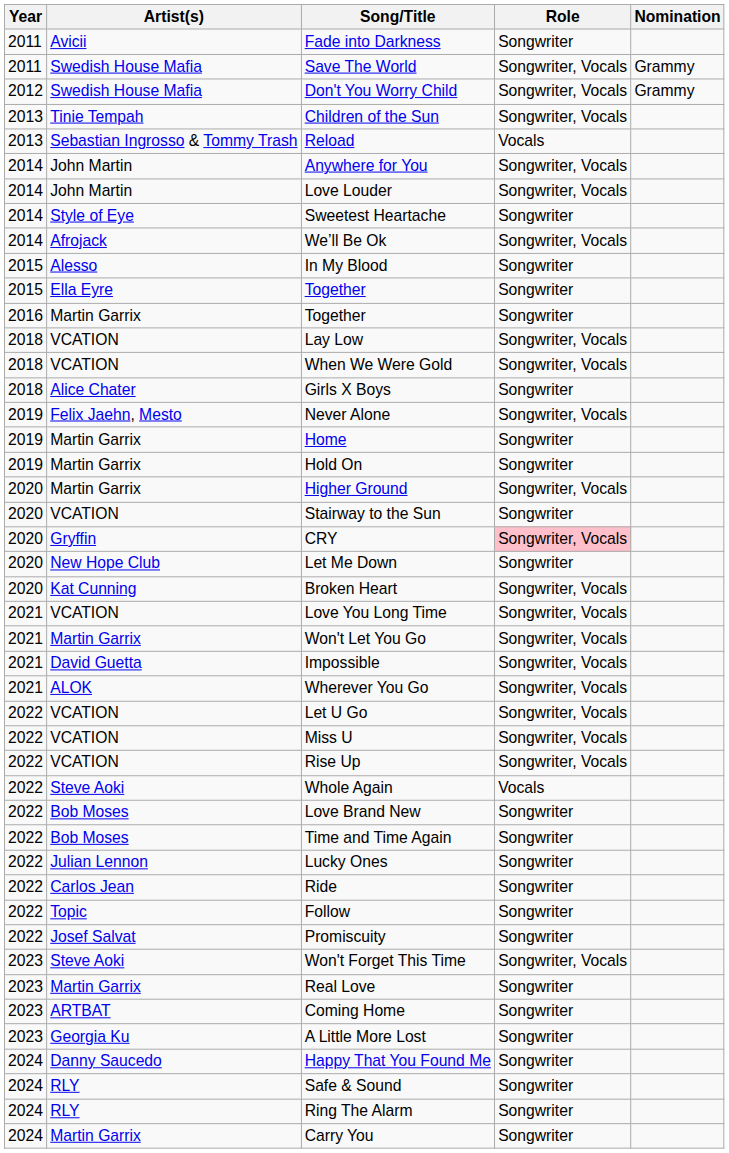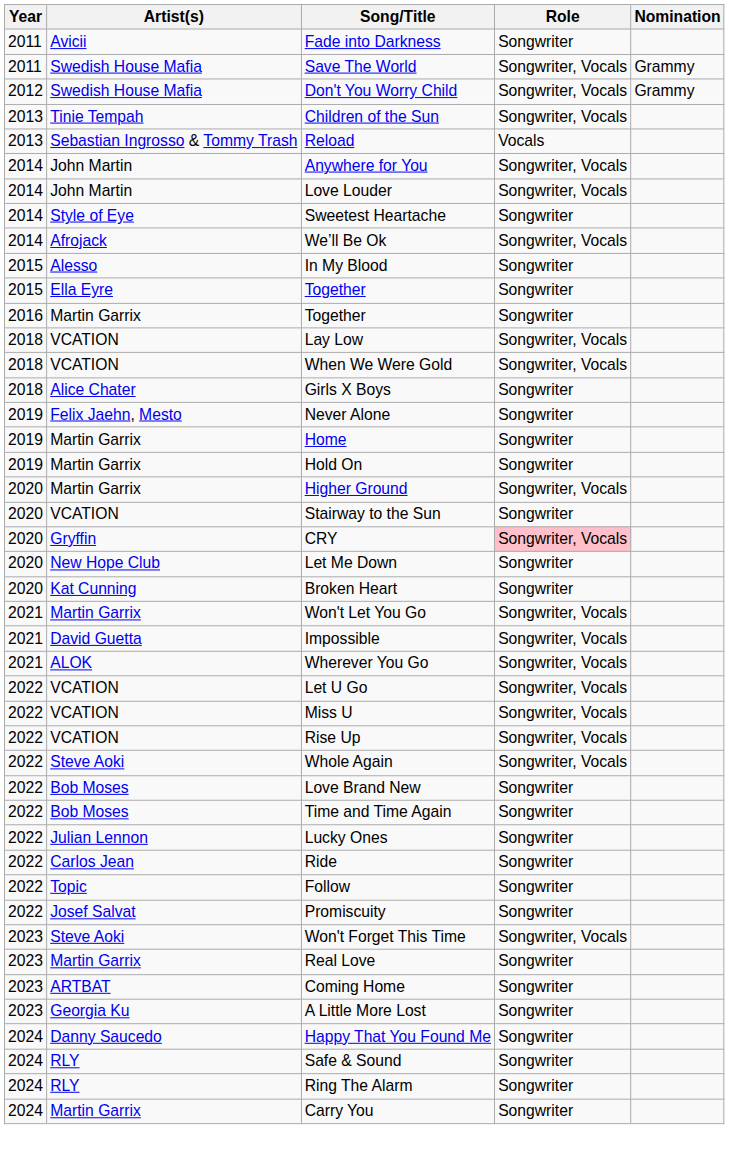(563, 414) Songwriter, Vocals -> (536, 414) Songwriter
(563, 588) Songwriter, Vocals -> (536, 588) Songwriter
- row: (84, 613)
(521, 787) Vocals -> (563, 762) Songwriter, Vocals
